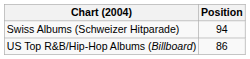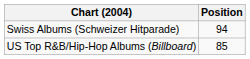(222, 46) 86 -> (222, 46) 85
